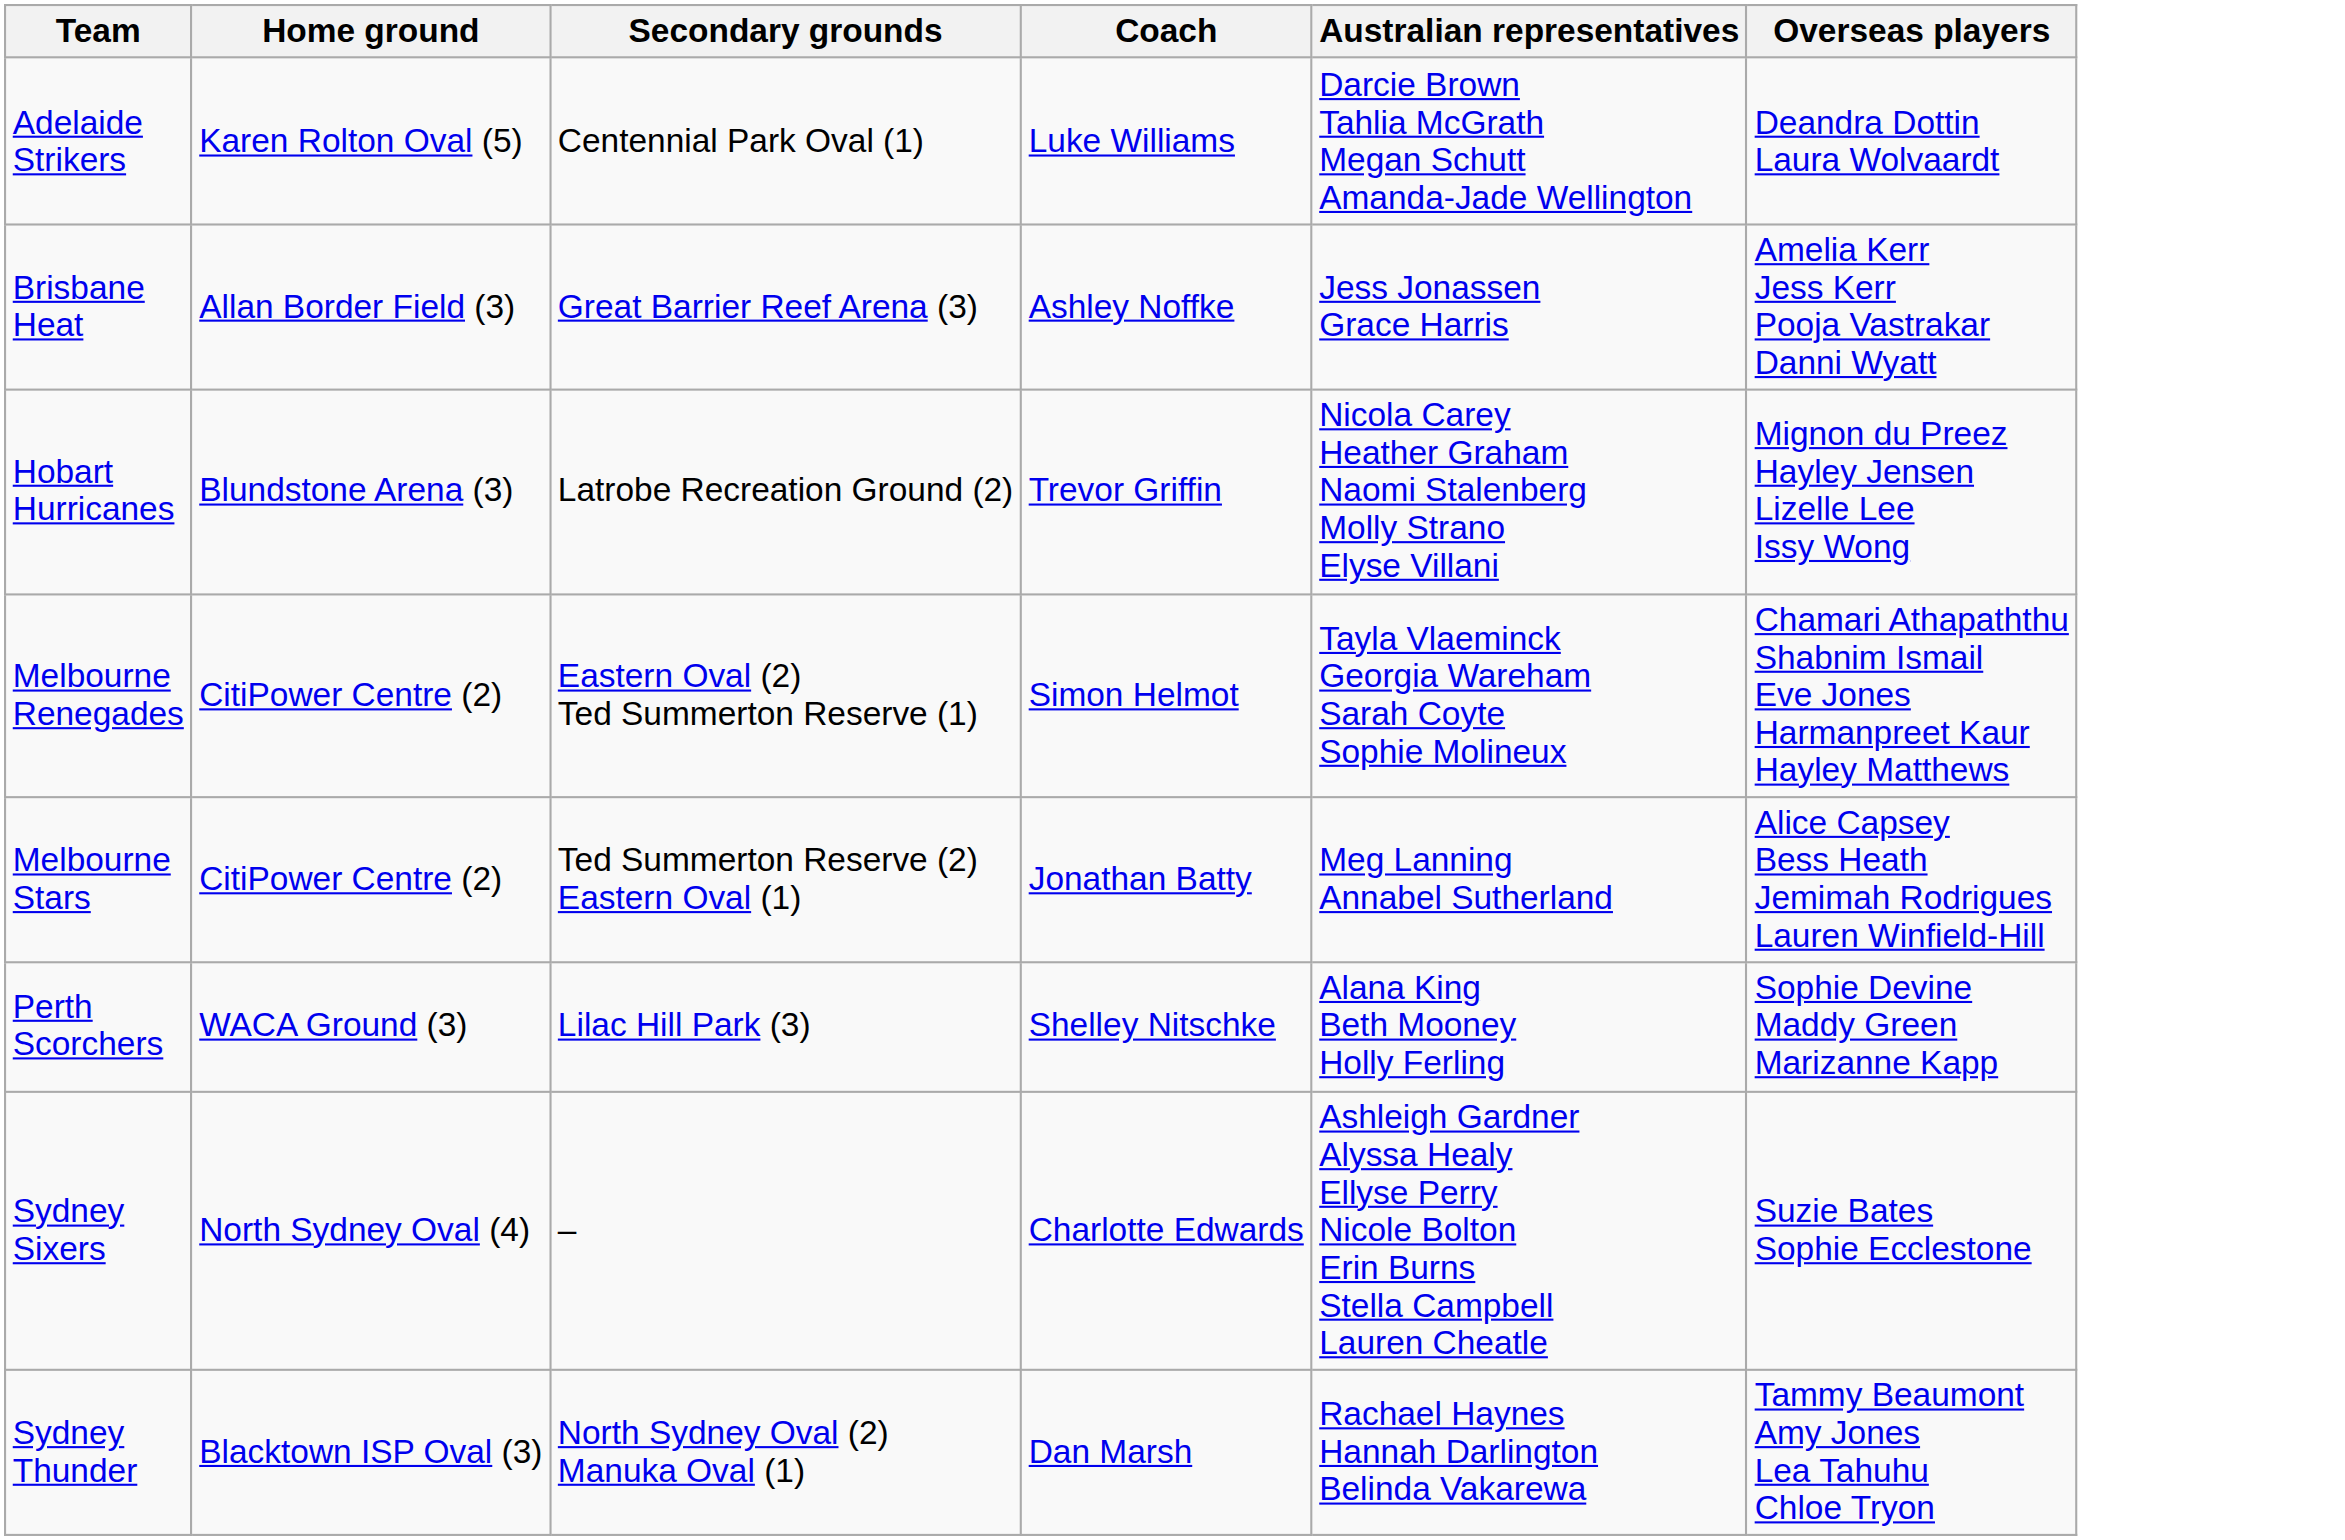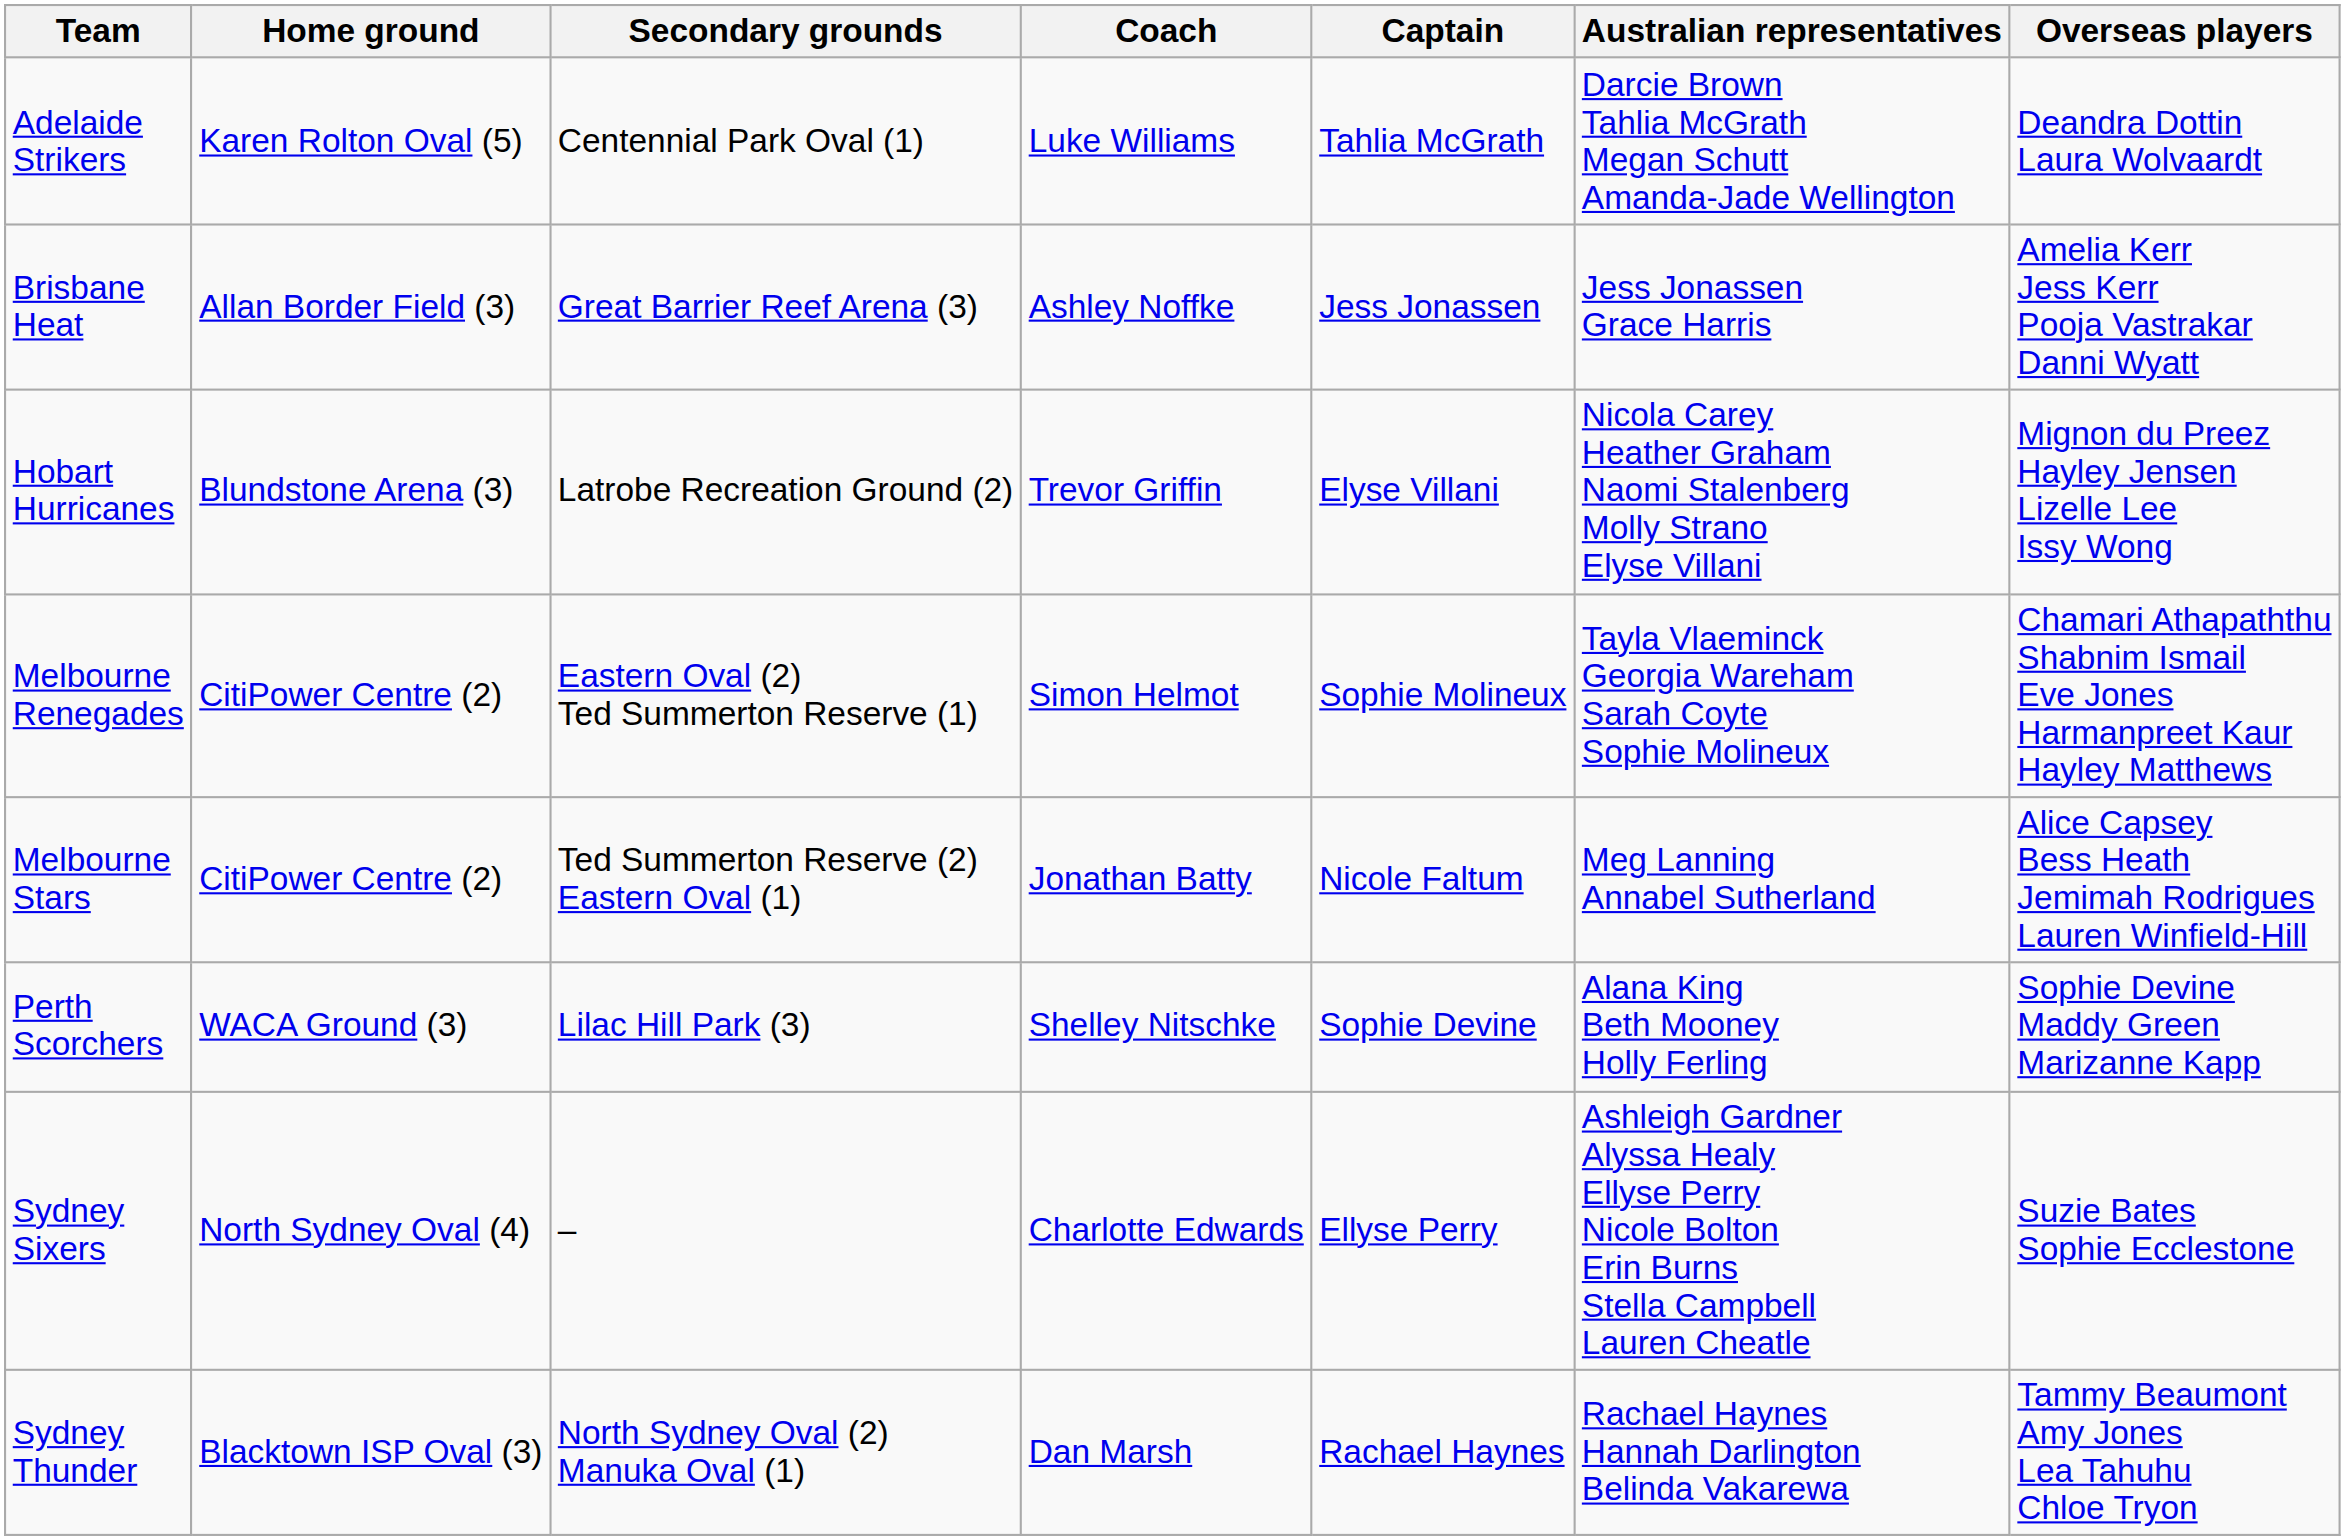+ column: (1443, 31)
